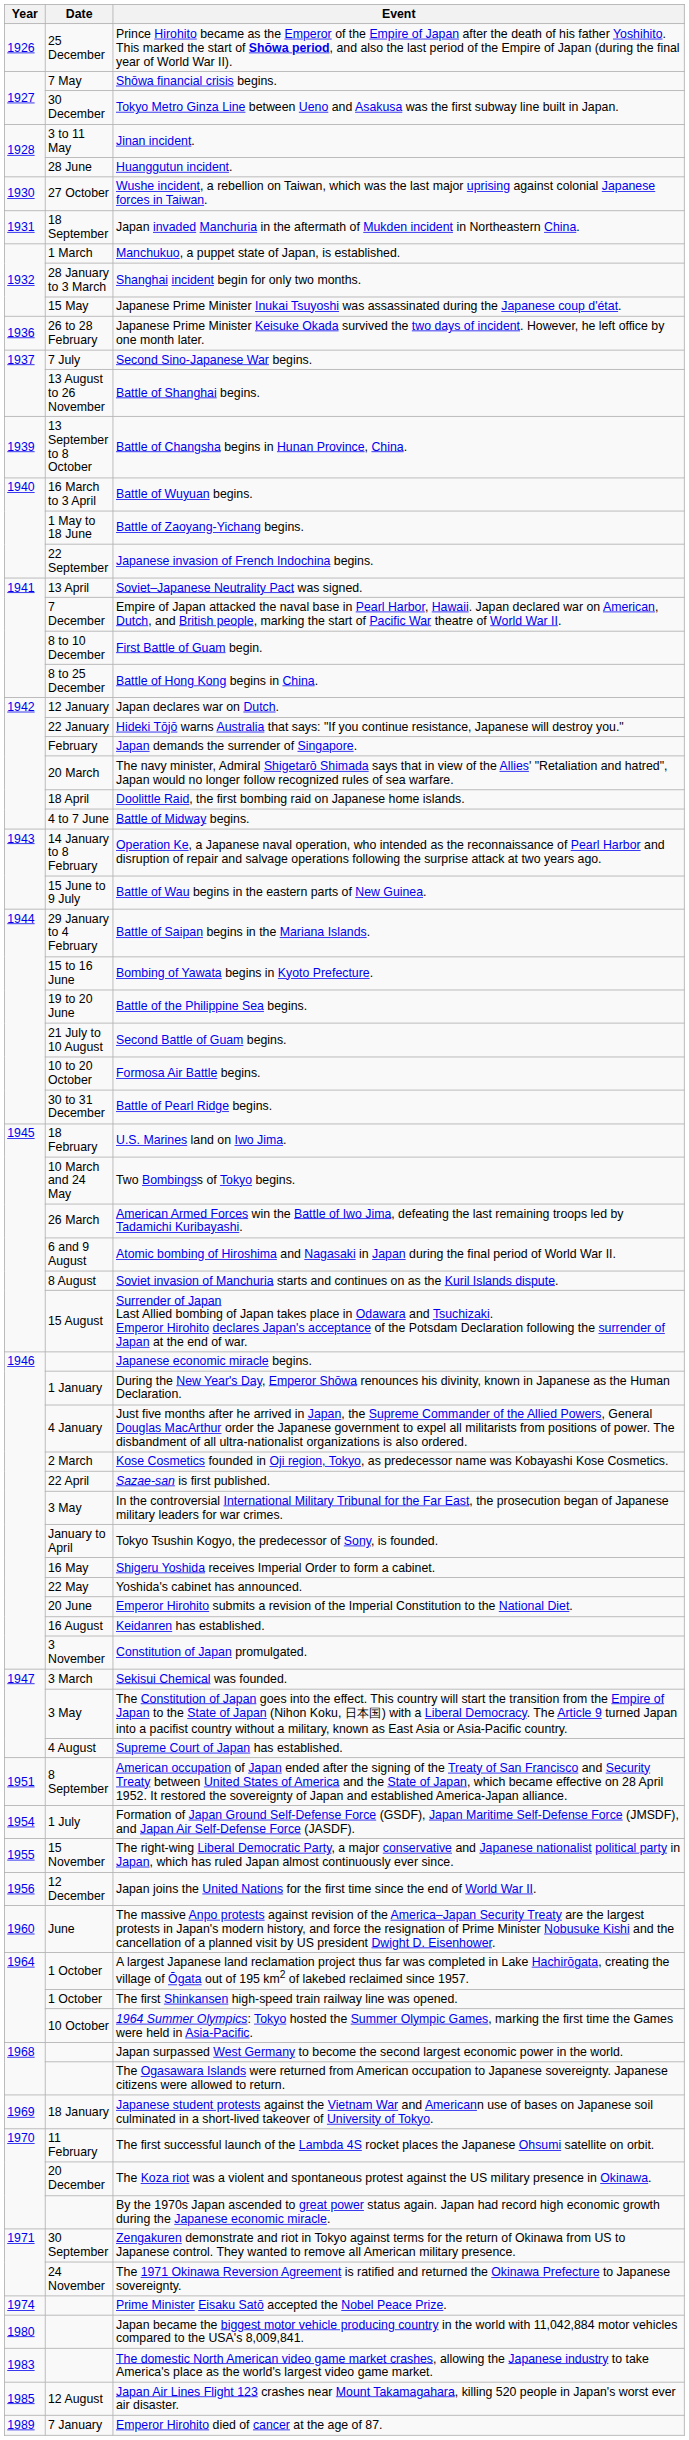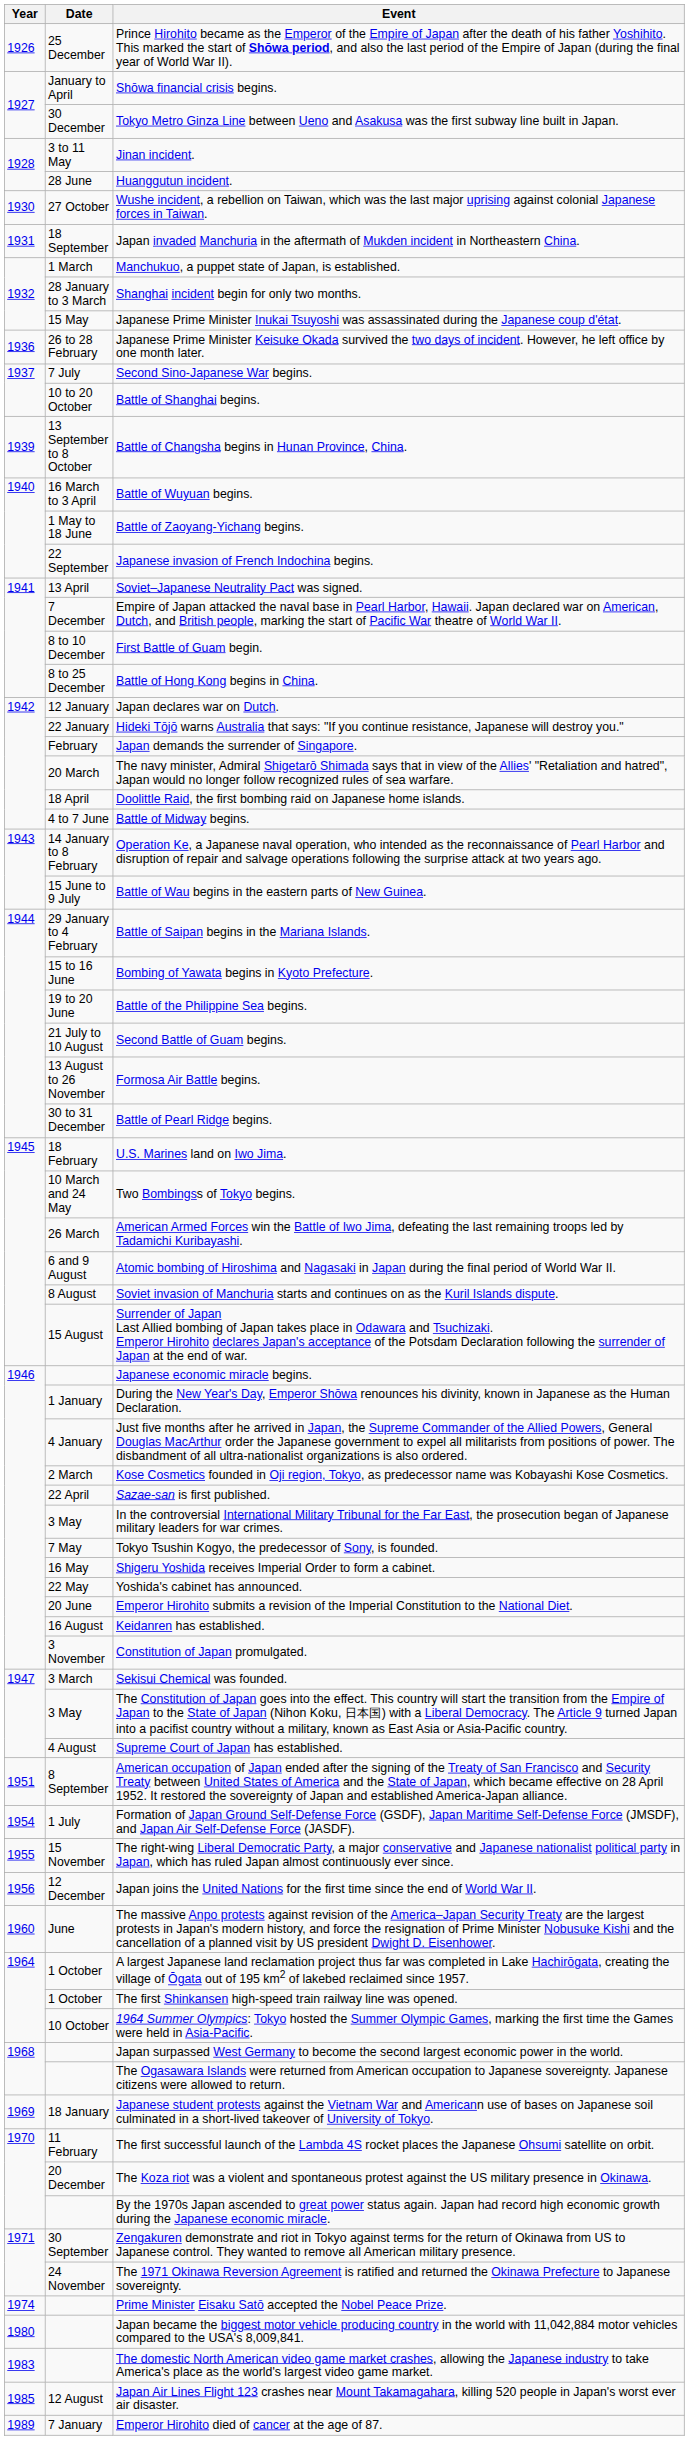(65, 81) 7 May -> (77, 87) January to April
(76, 393) 13 August to 26 November -> (70, 399) 10 to 20 October
(70, 1073) 10 to 20 October -> (76, 1080) 13 August to 26 November
(77, 1541) January to April -> (65, 1548) 7 May
